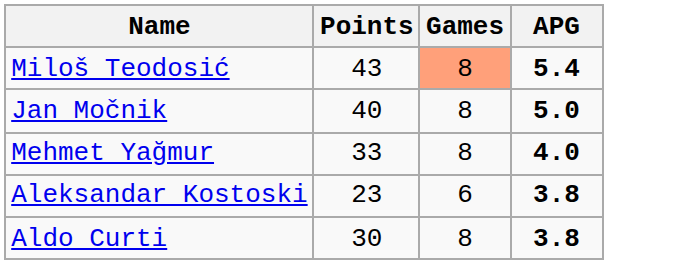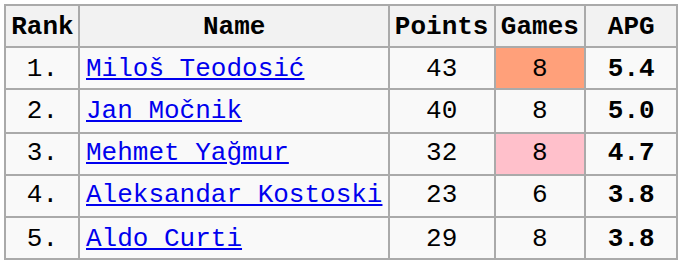+ column: (42, 26)
(367, 153) 33 -> (442, 153) 32
(465, 153) no background -> (540, 153) pink background
(556, 153) 4.0 -> (631, 153) 4.7
(367, 238) 30 -> (442, 238) 29
